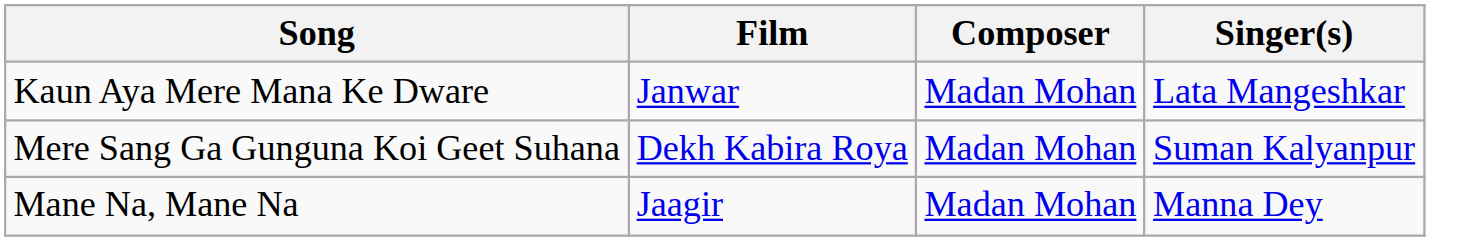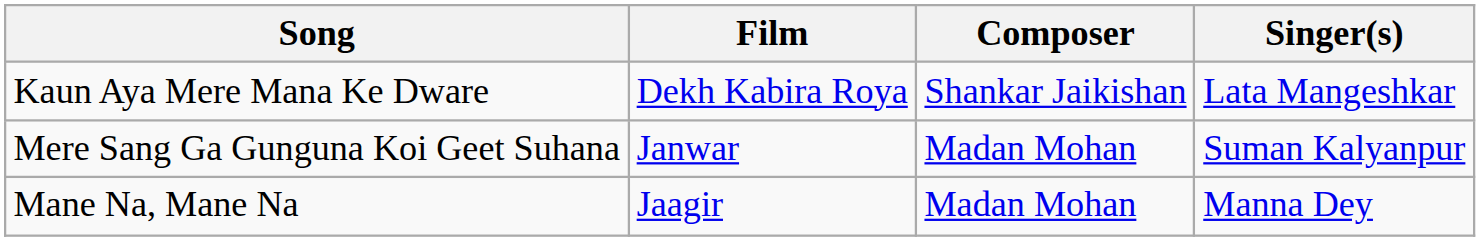(688, 90) Janwar -> (772, 90) Dekh Kabira Roya
(1030, 90) Madan Mohan -> (1056, 90) Shankar Jaikishan
(772, 147) Dekh Kabira Roya -> (688, 147) Janwar
